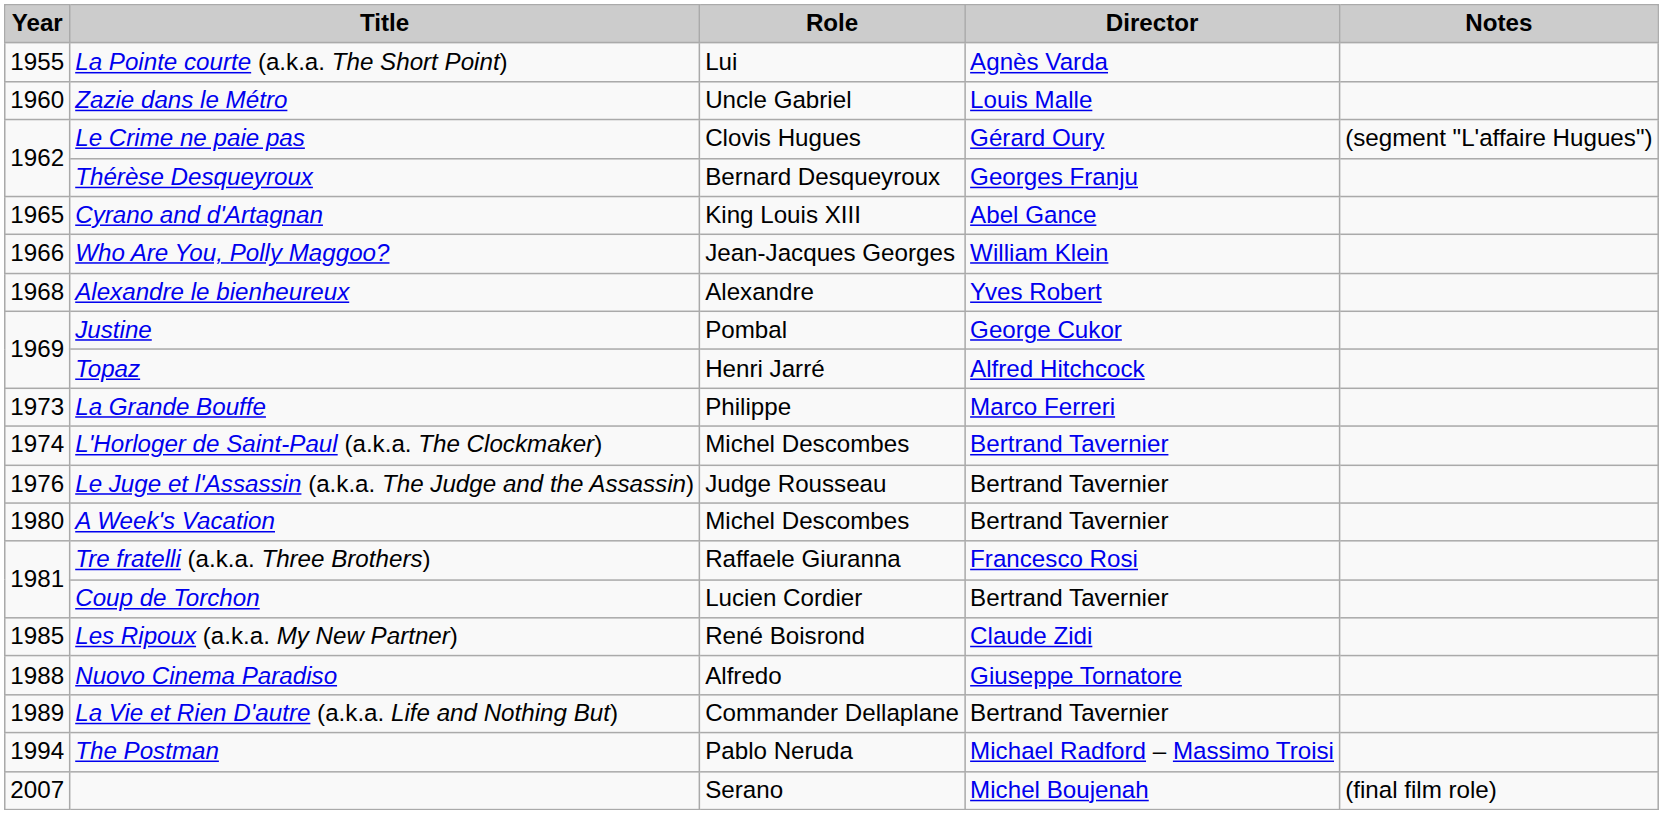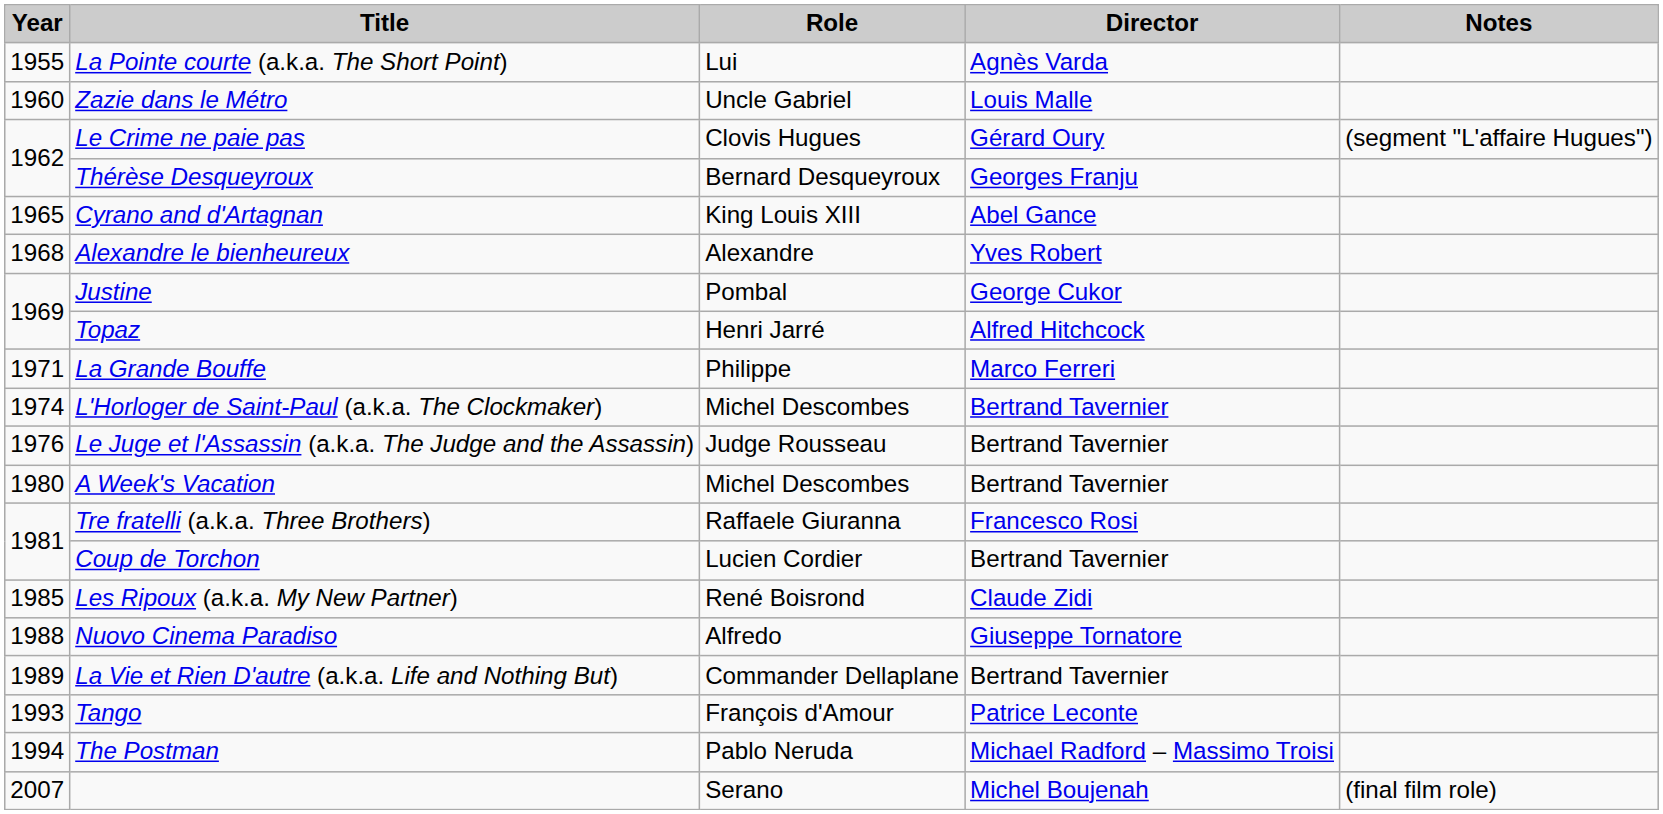- row: (232, 253)
(37, 406) 1973 -> (37, 368) 1971
+ row: (108, 713)
